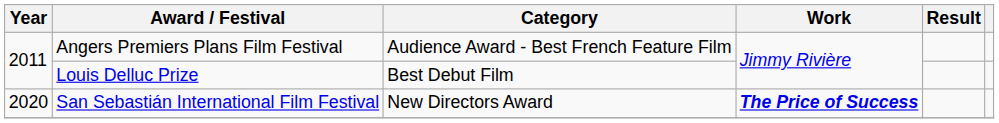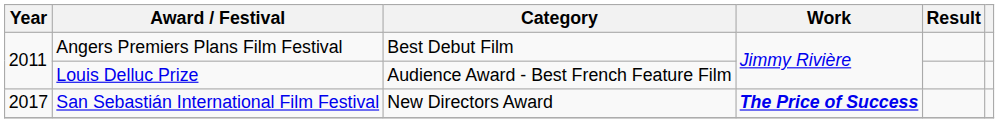(559, 46) Audience Award - Best French Feature Film -> (450, 46) Best Debut Film
(450, 74) Best Debut Film -> (559, 74) Audience Award - Best French Feature Film
(28, 103) 2020 -> (28, 103) 2017
